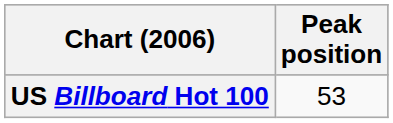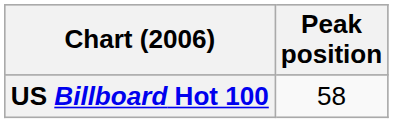(332, 95) 53 -> (332, 95) 58
